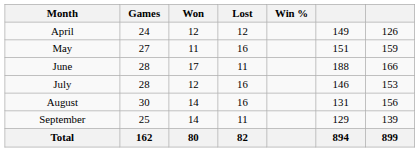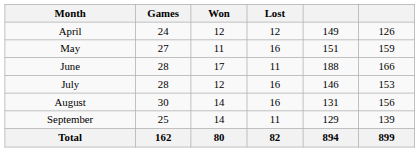- column: (292, 13)
